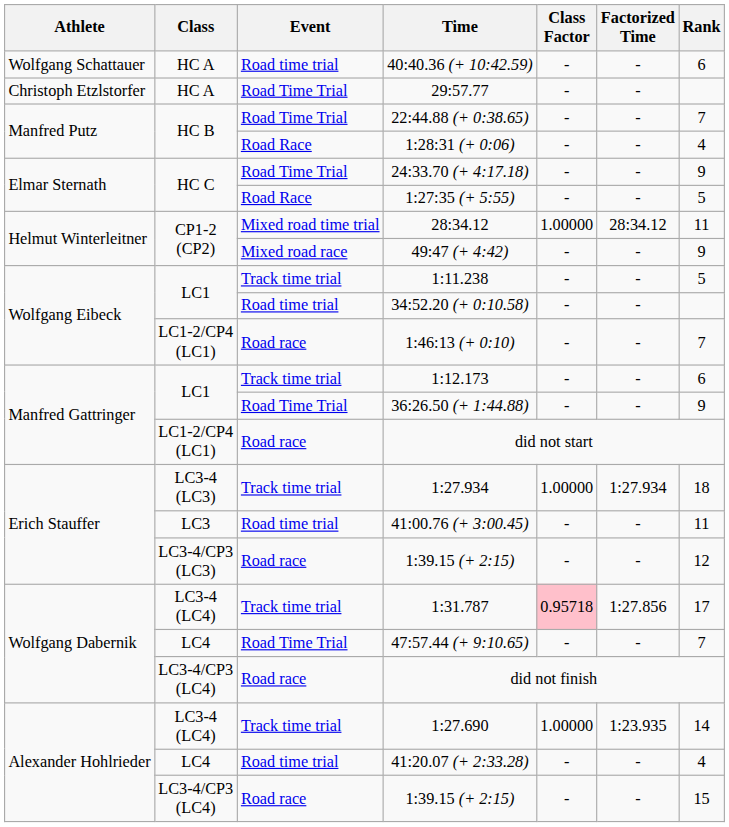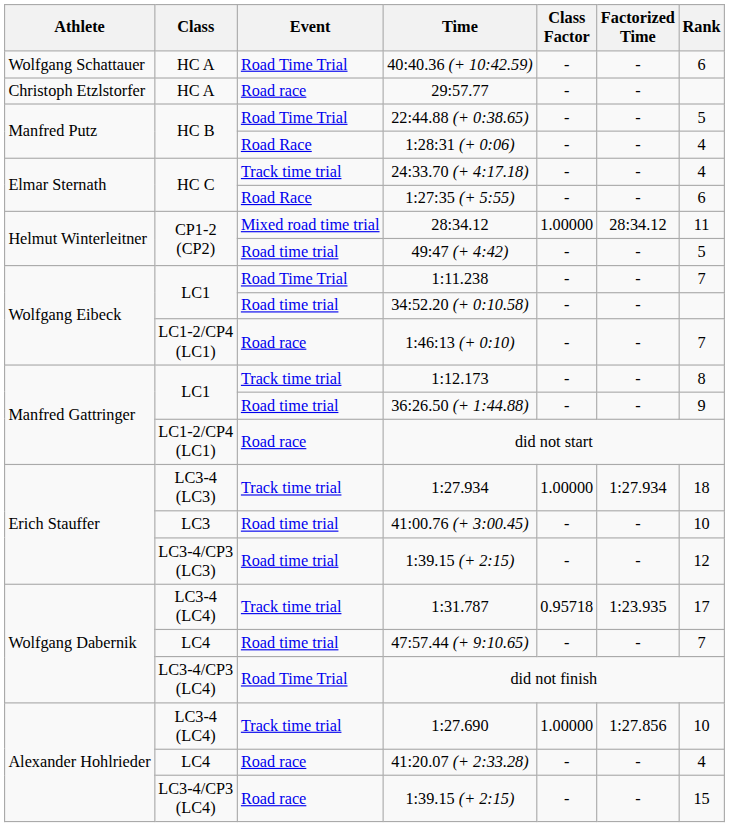(290, 64) Road time trial -> (294, 64) Road Time Trial
(294, 91) Road Time Trial -> (274, 91) Road race
(702, 118) 7 -> (702, 118) 5
(294, 171) Road Time Trial -> (291, 171) Track time trial
(702, 171) 9 -> (702, 171) 4
(702, 198) 5 -> (702, 198) 6
(294, 252) Mixed road race -> (290, 252) Road time trial
(702, 252) 9 -> (702, 252) 5
(291, 279) Track time trial -> (294, 279) Road Time Trial
(702, 279) 5 -> (702, 279) 7
(702, 378) 6 -> (702, 378) 8
(294, 405) Road Time Trial -> (290, 405) Road time trial
(702, 524) 11 -> (702, 524) 10
(274, 560) Road race -> (290, 560) Road time trial
(567, 607) pink background -> (567, 607) no background
(638, 607) 1:27.856 -> (638, 607) 1:23.935
(294, 643) Road Time Trial -> (290, 643) Road time trial
(274, 679) Road race -> (294, 679) Road Time Trial
(638, 725) 1:23.935 -> (638, 725) 1:27.856
(702, 725) 14 -> (702, 725) 10
(290, 762) Road time trial -> (274, 762) Road race
